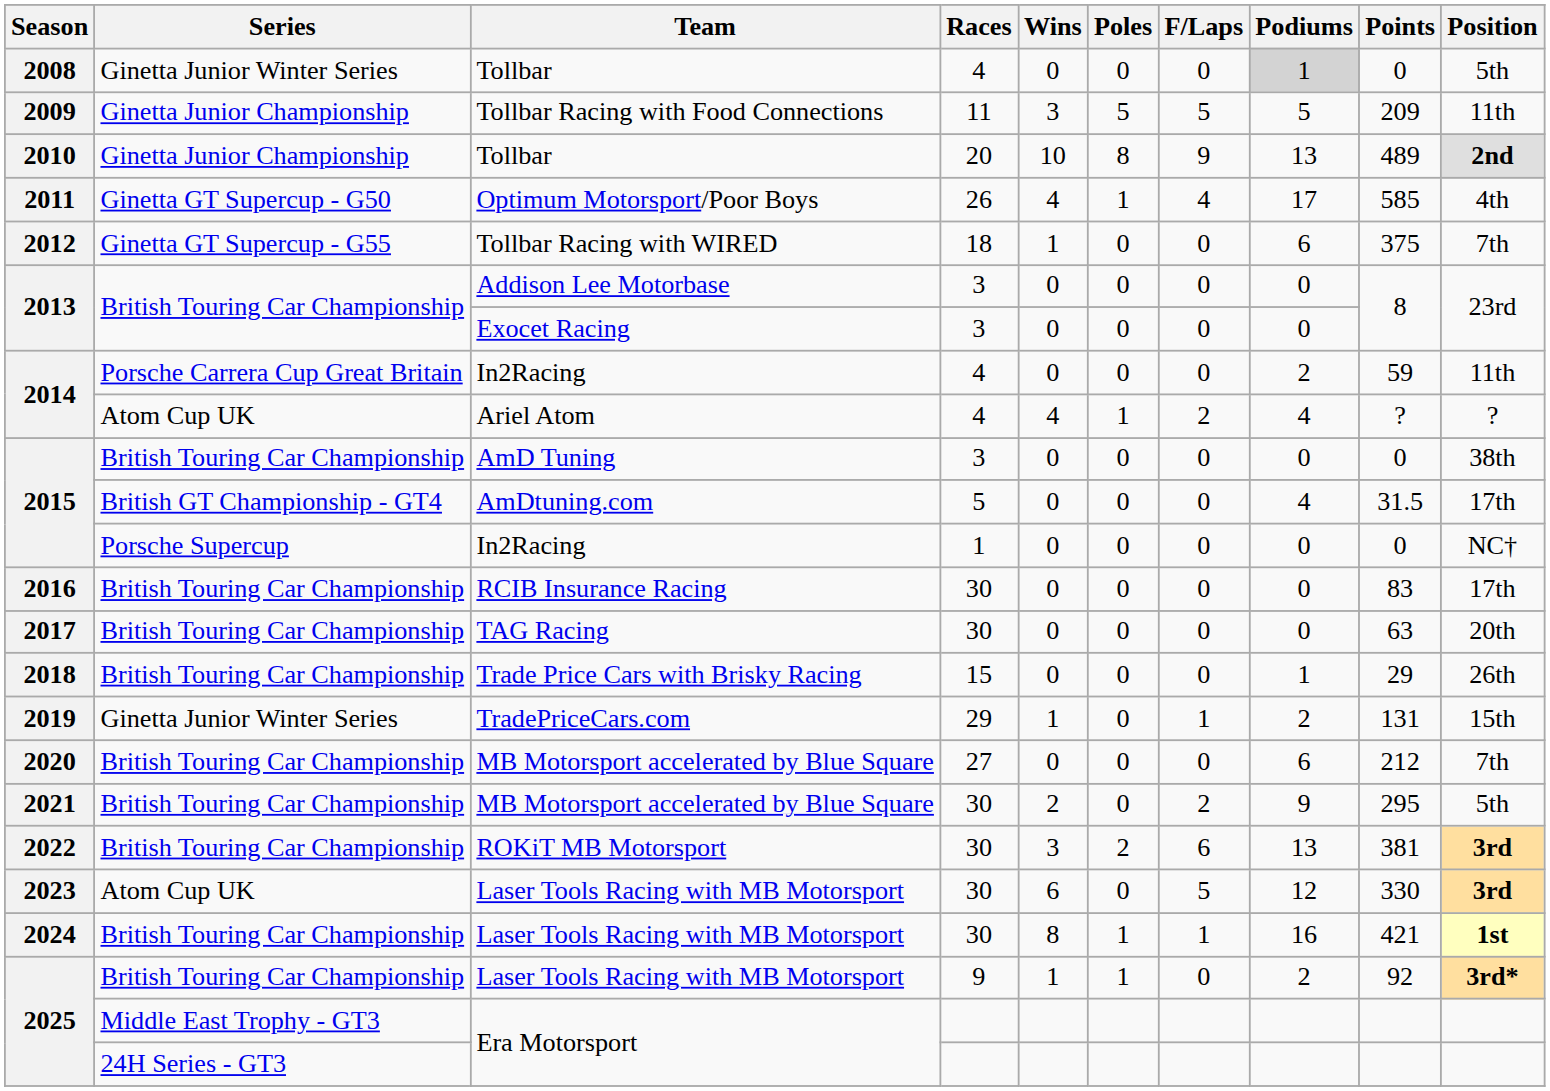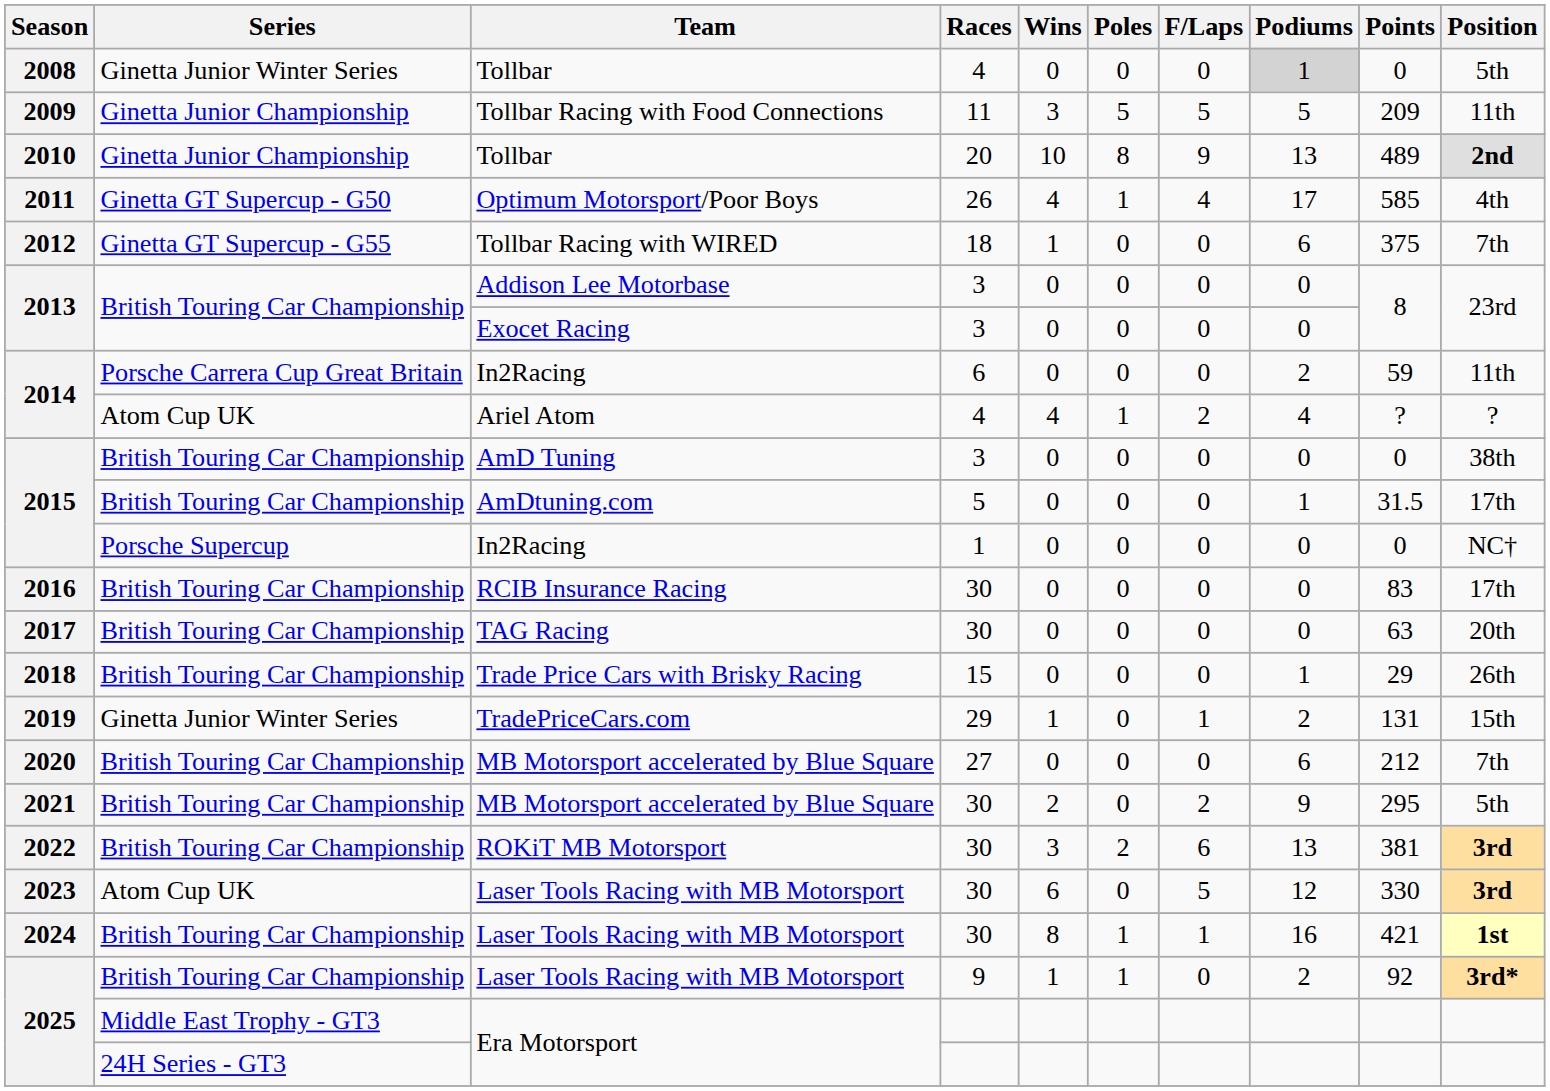(979, 372) 4 -> (979, 372) 6
(271, 501) British GT Championship - GT4 -> (282, 501) British Touring Car Championship
(1304, 501) 4 -> (1304, 501) 1
